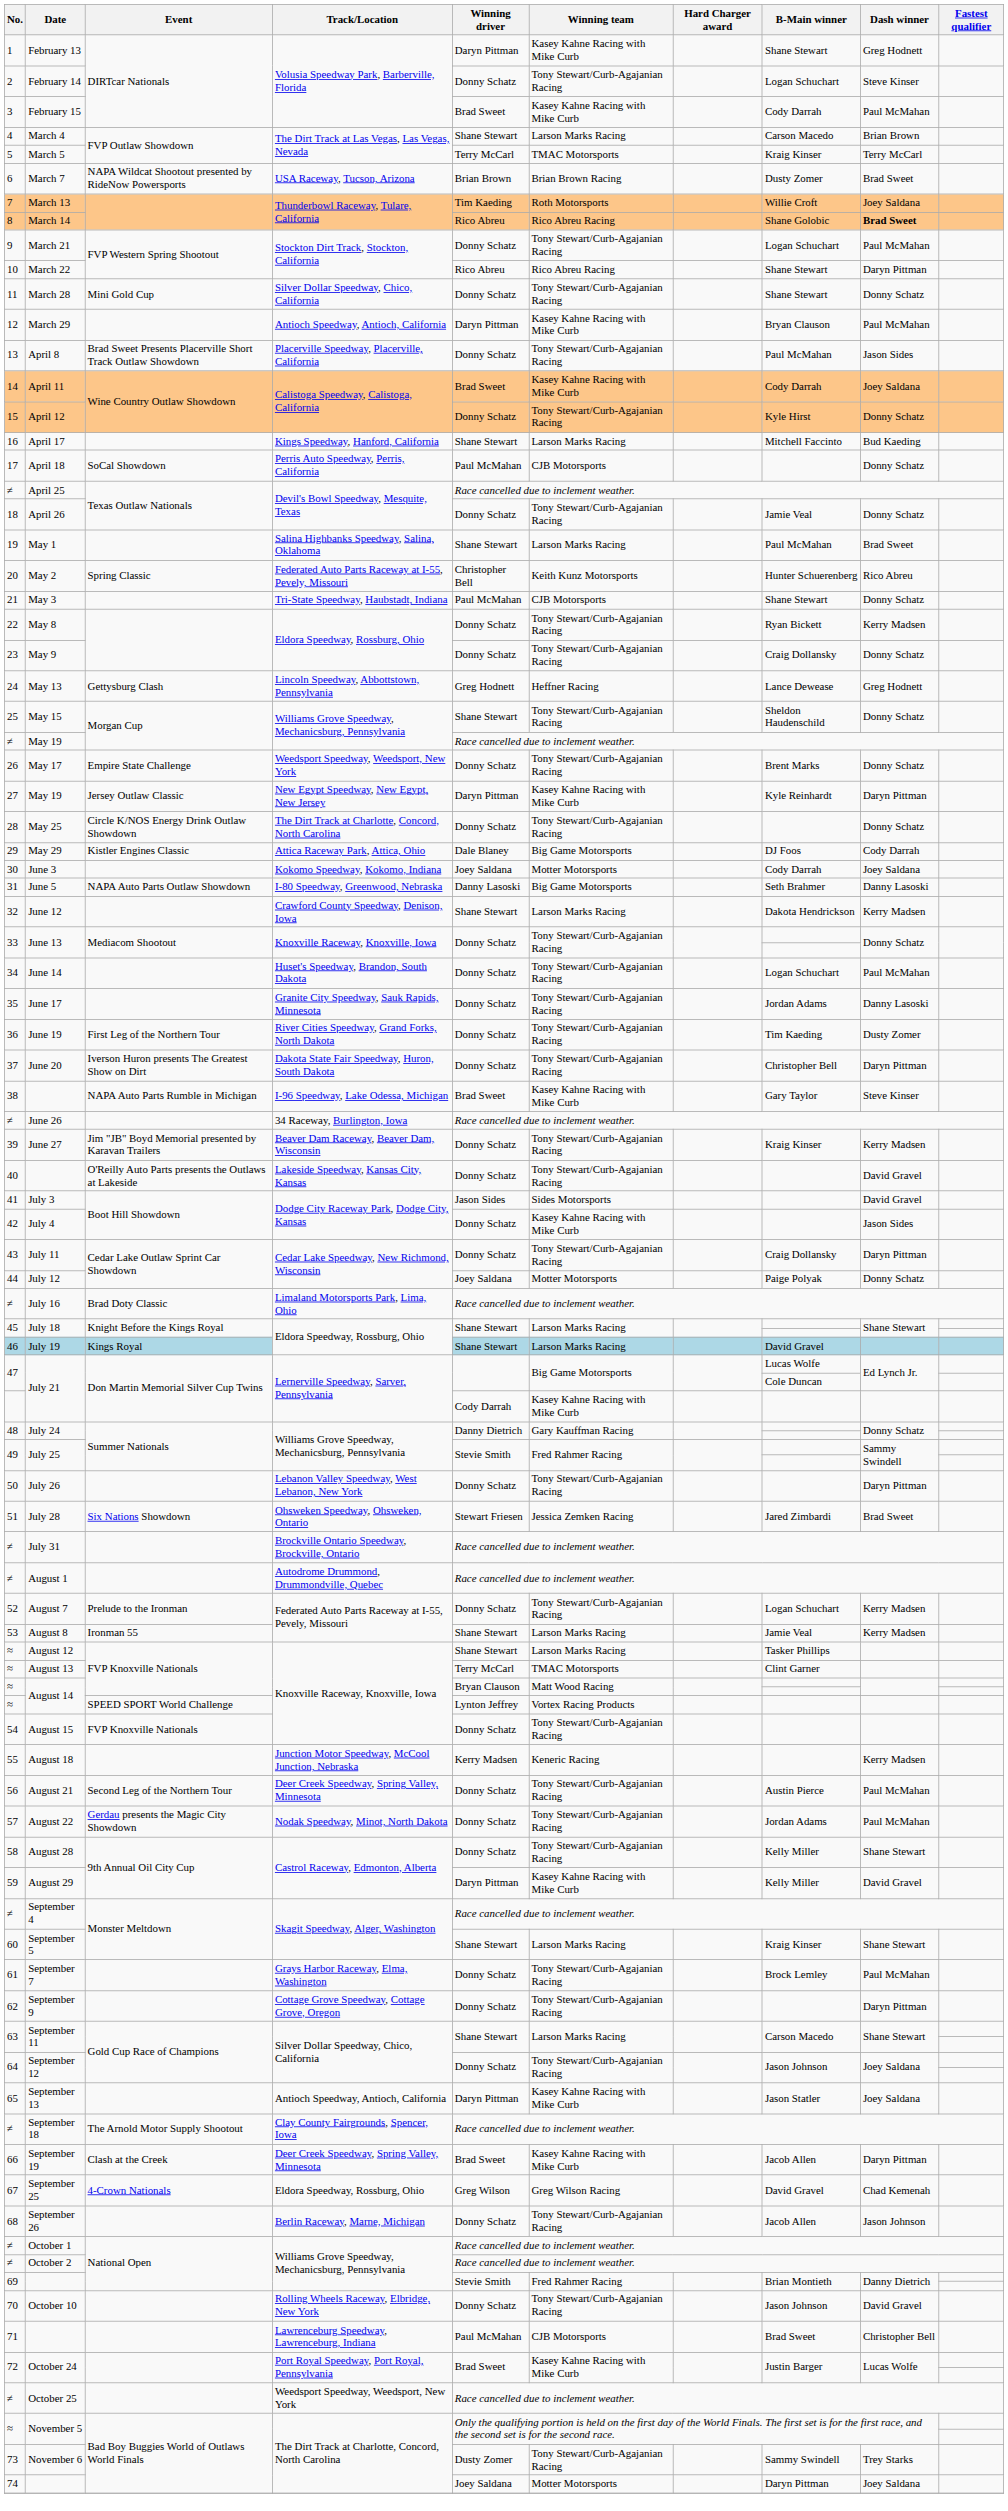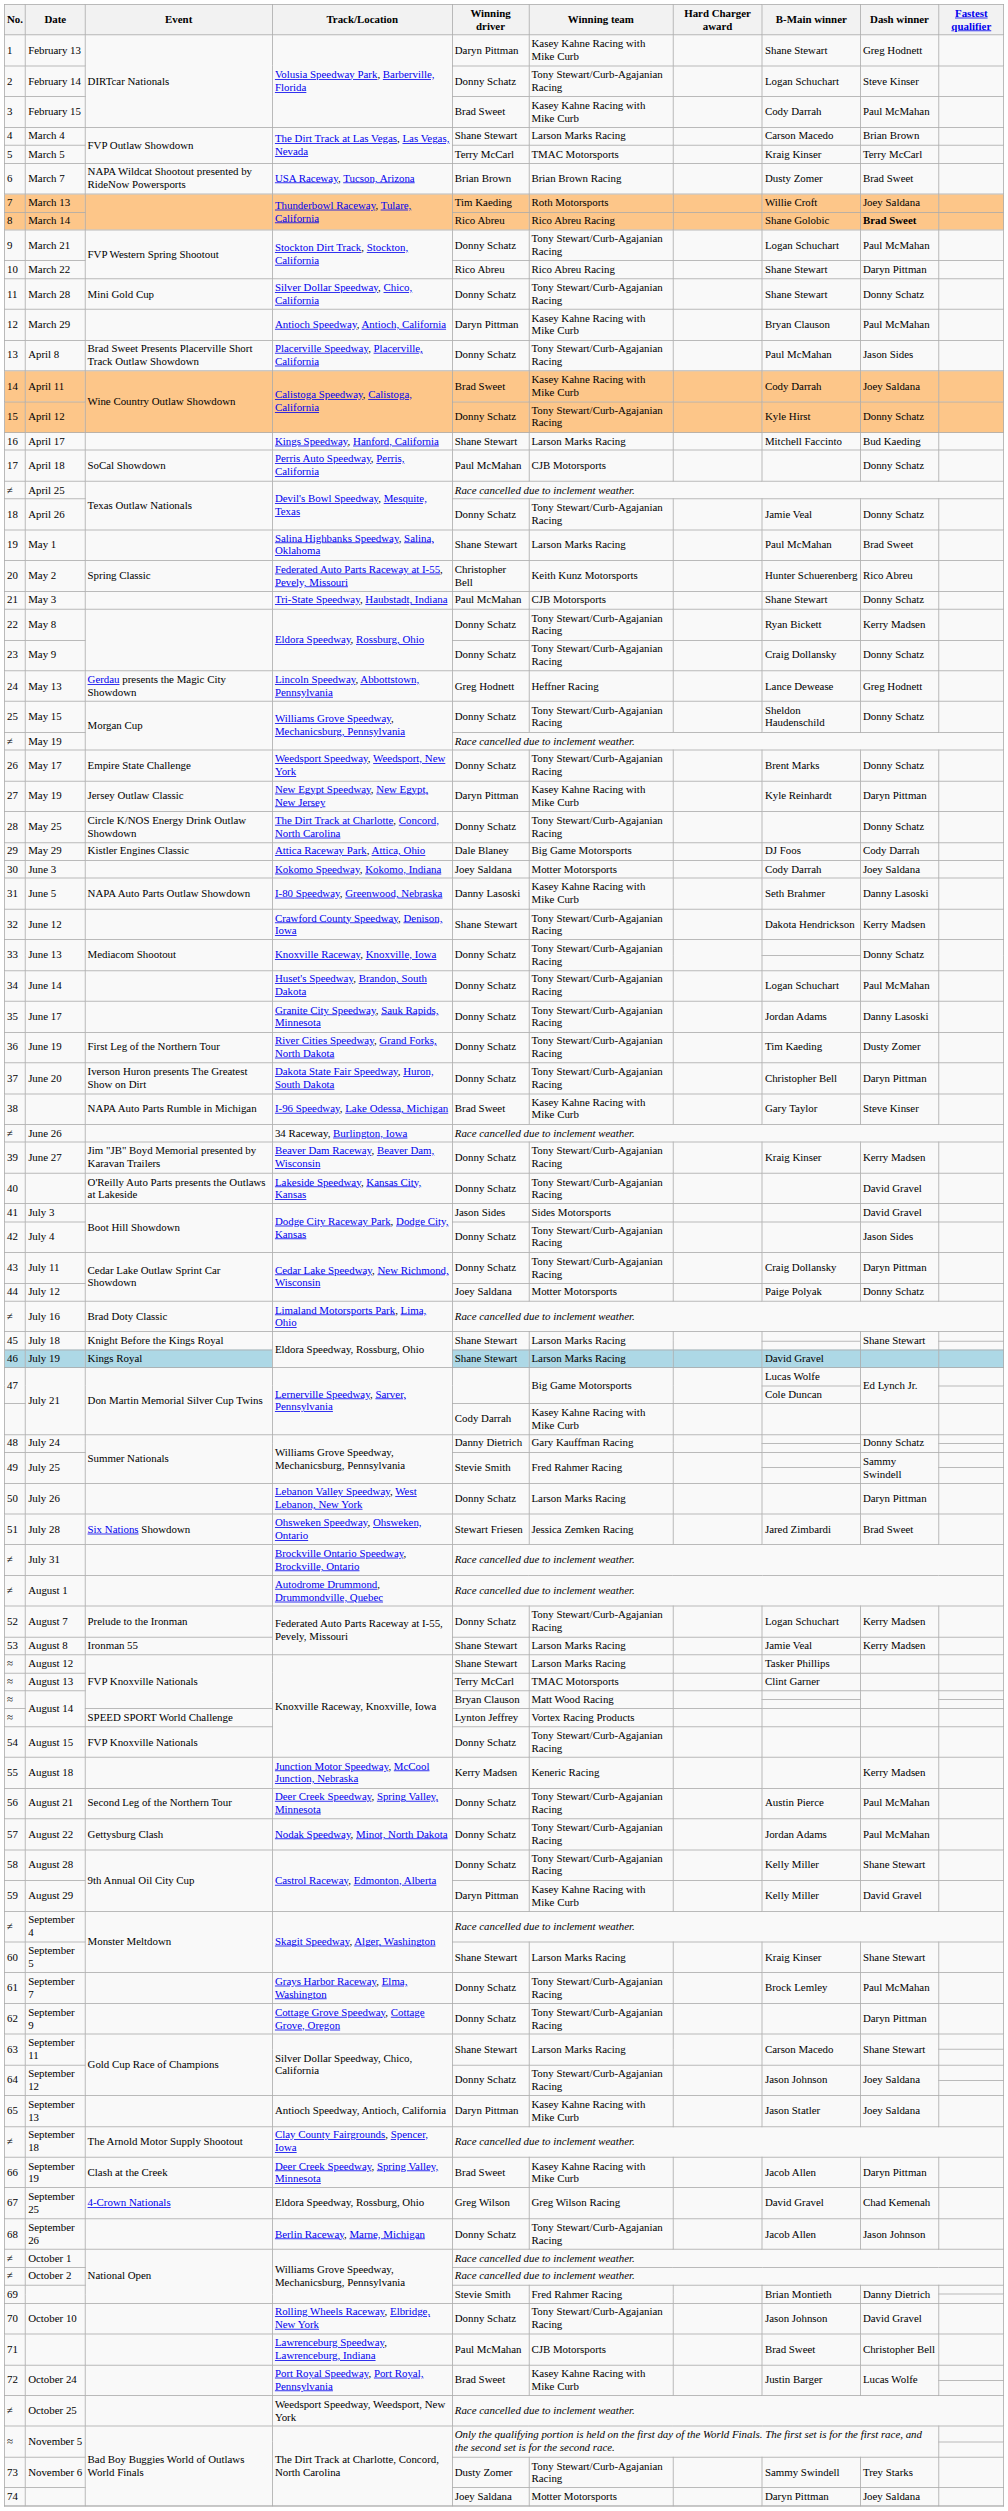(125, 685) Gettysburg Clash -> (157, 685) Gerdau presents the Magic City Showdown
(486, 716) Shane Stewart -> (485, 716) Donny Schatz
(582, 887) Big Game Motorsports -> (588, 893) Kasey Kahne Racing with Mike Curb
(579, 911) Larson Marks Racing -> (597, 924) Tony Stewart/Curb-Agajanian Racing
(588, 1224) Kasey Kahne Racing with Mike Curb -> (597, 1236) Tony Stewart/Curb-Agajanian Racing
(597, 1485) Tony Stewart/Curb-Agajanian Racing -> (579, 1498) Larson Marks Racing
(157, 1821) Gerdau presents the Magic City Showdown -> (125, 1834) Gettysburg Clash
